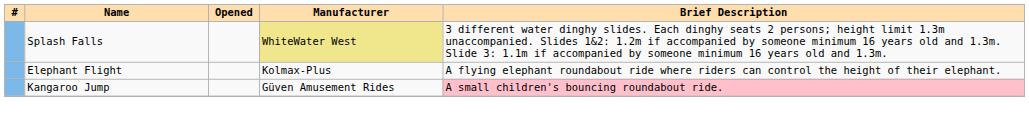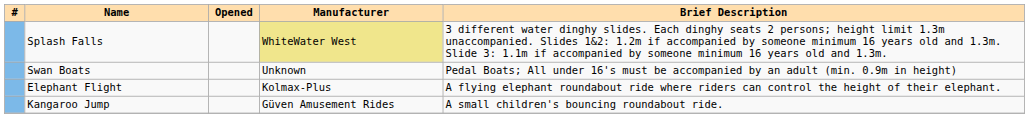+ row: (59, 71)
(584, 88) pink background -> (584, 105) no background
